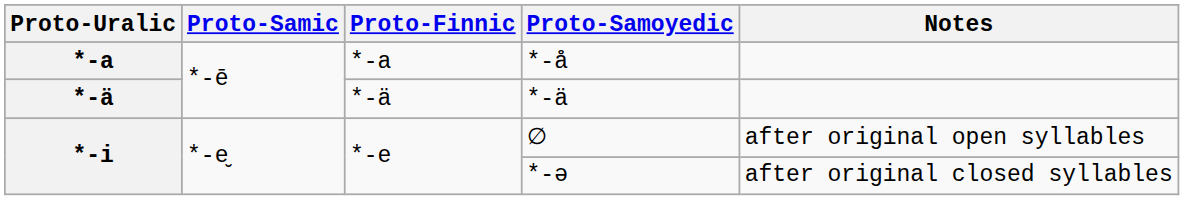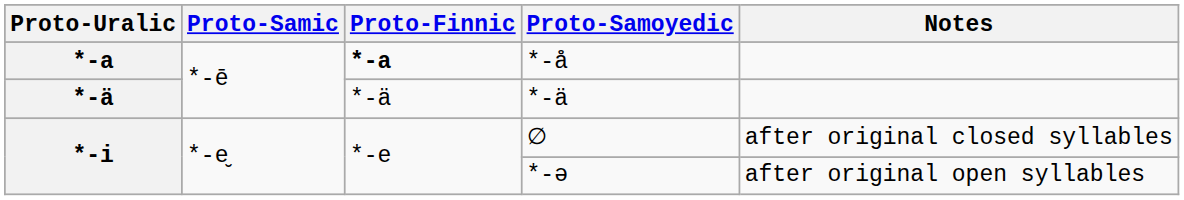(371, 61) normal -> (371, 61) bold
(945, 137) after original open syllables -> (959, 137) after original closed syllables
(959, 175) after original closed syllables -> (945, 175) after original open syllables
